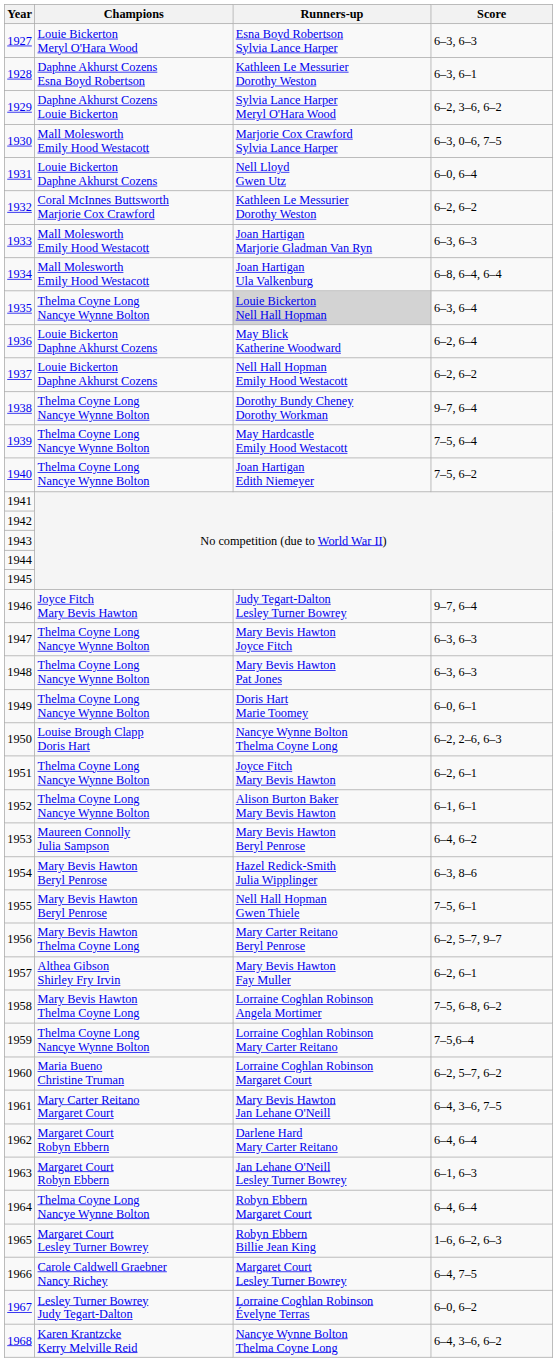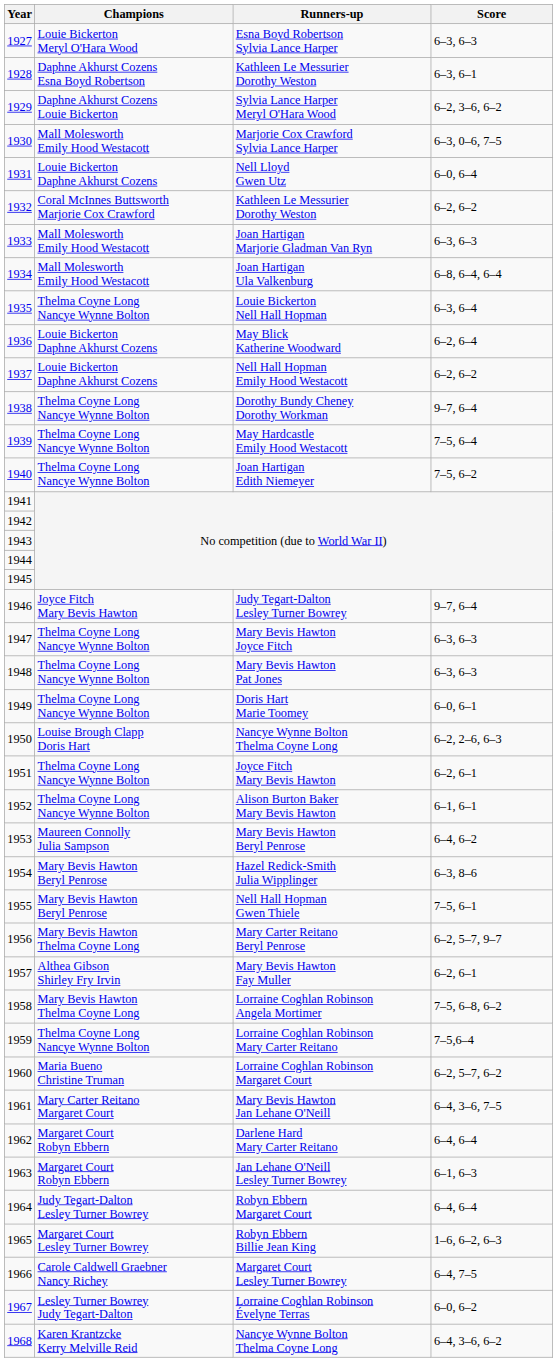(281, 307) lightgrey background -> (281, 307) no background
(94, 1207) Thelma Coyne Long Nancye Wynne Bolton -> (93, 1207) Judy Tegart-Dalton Lesley Turner Bowrey
